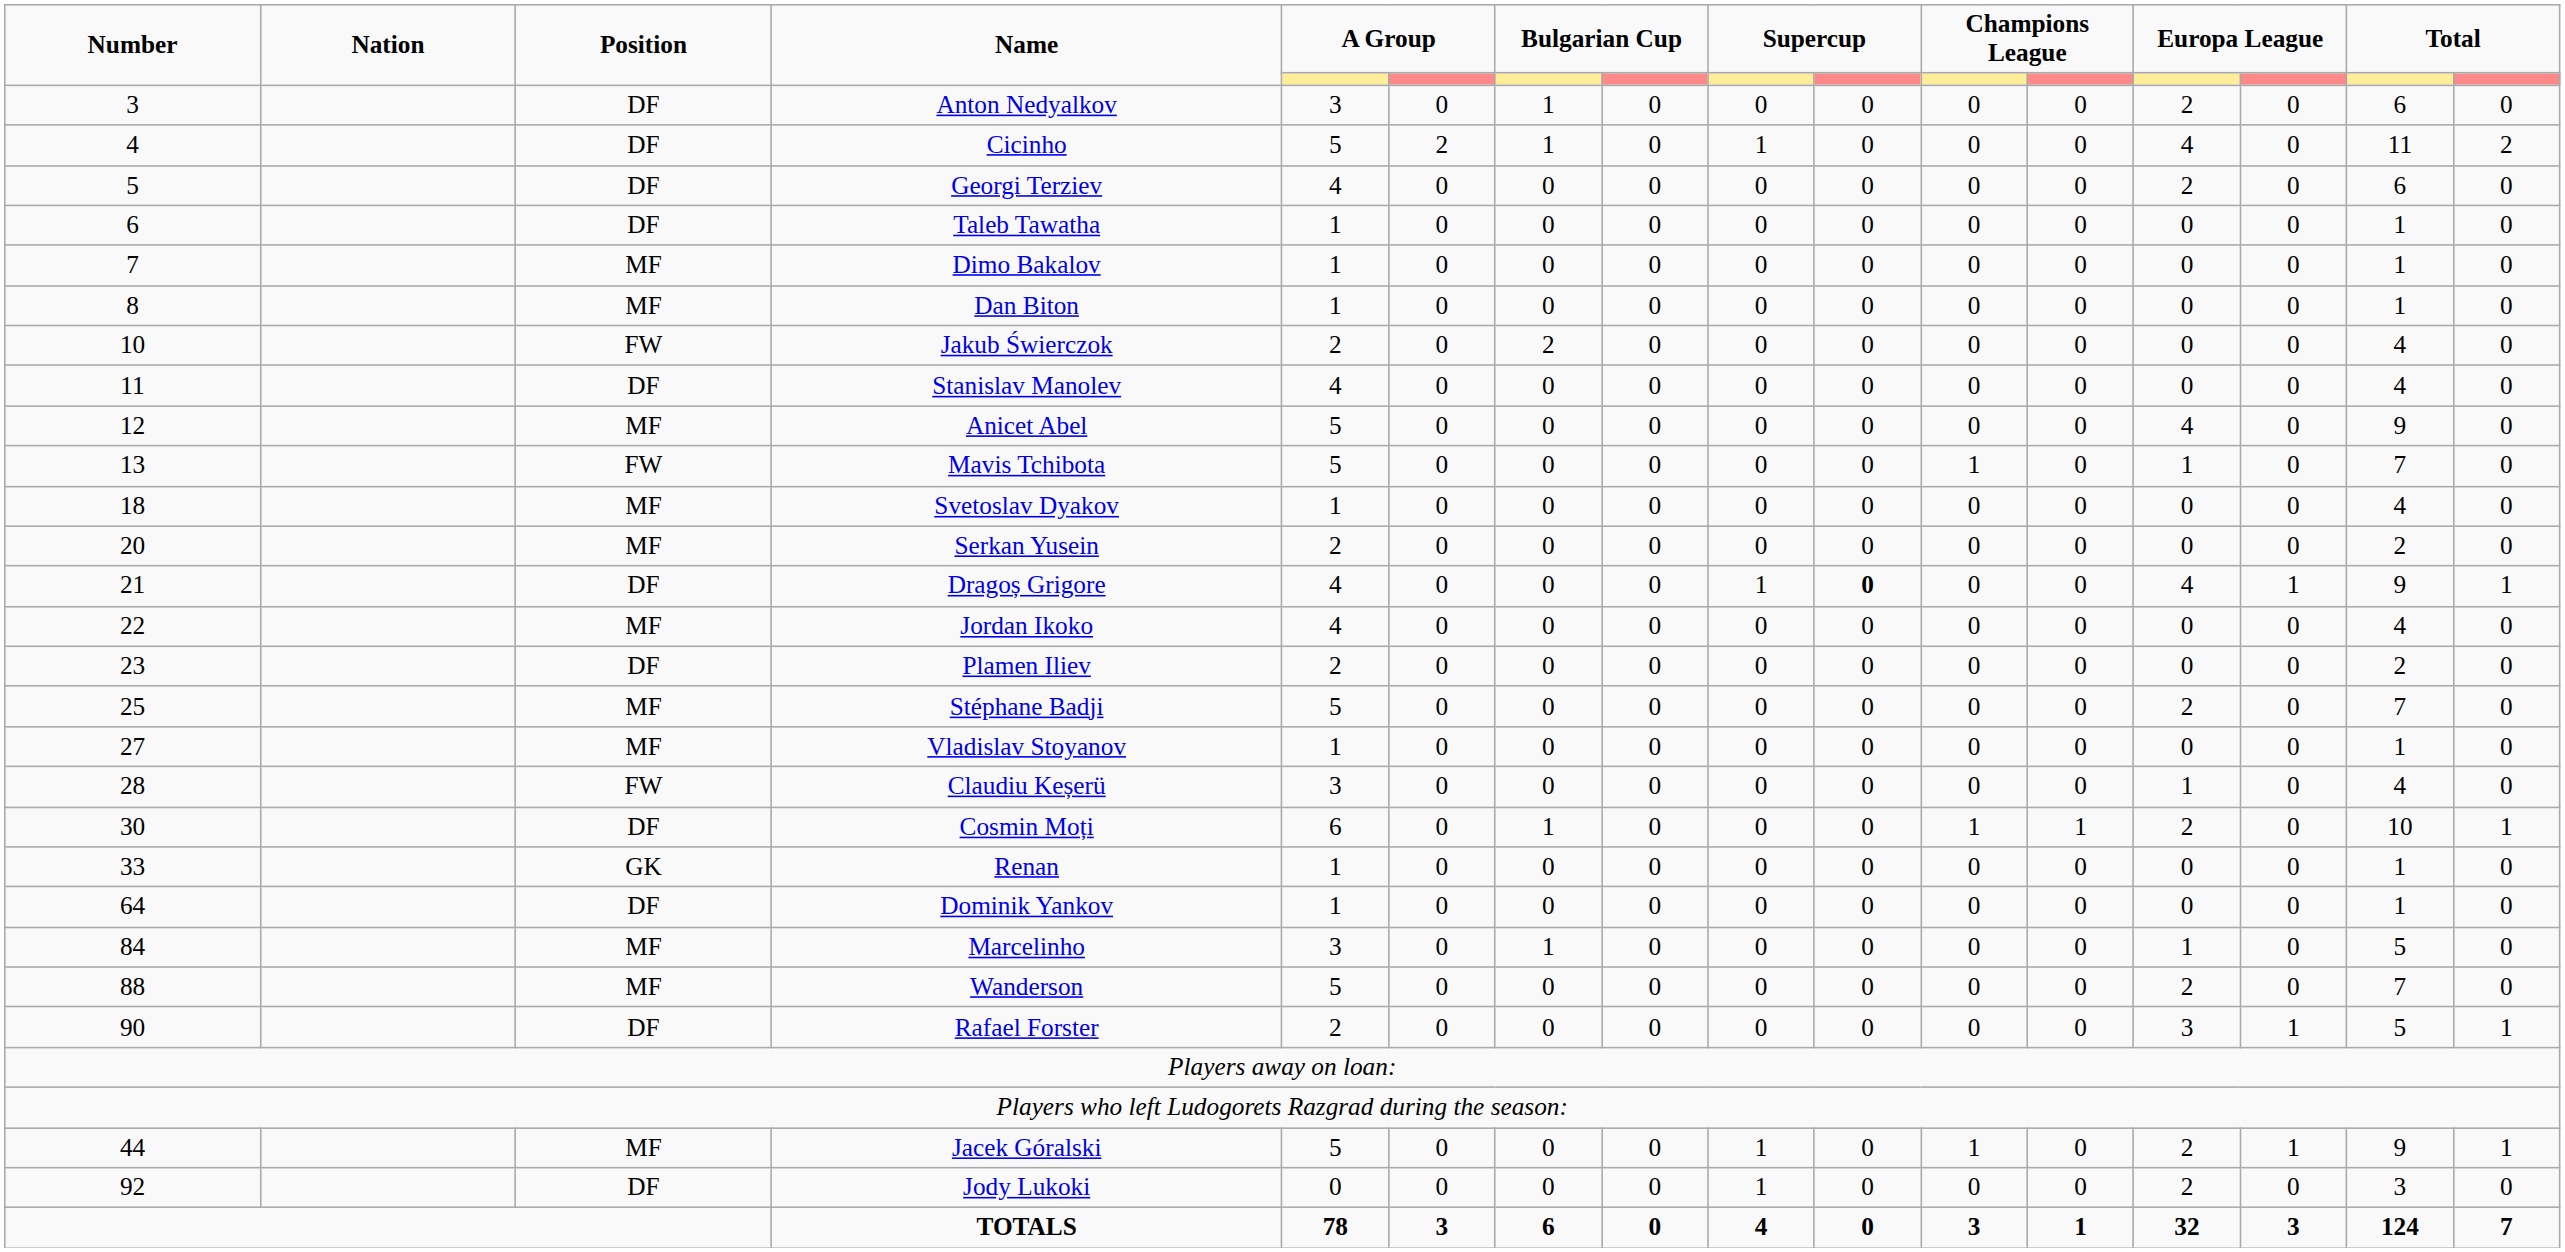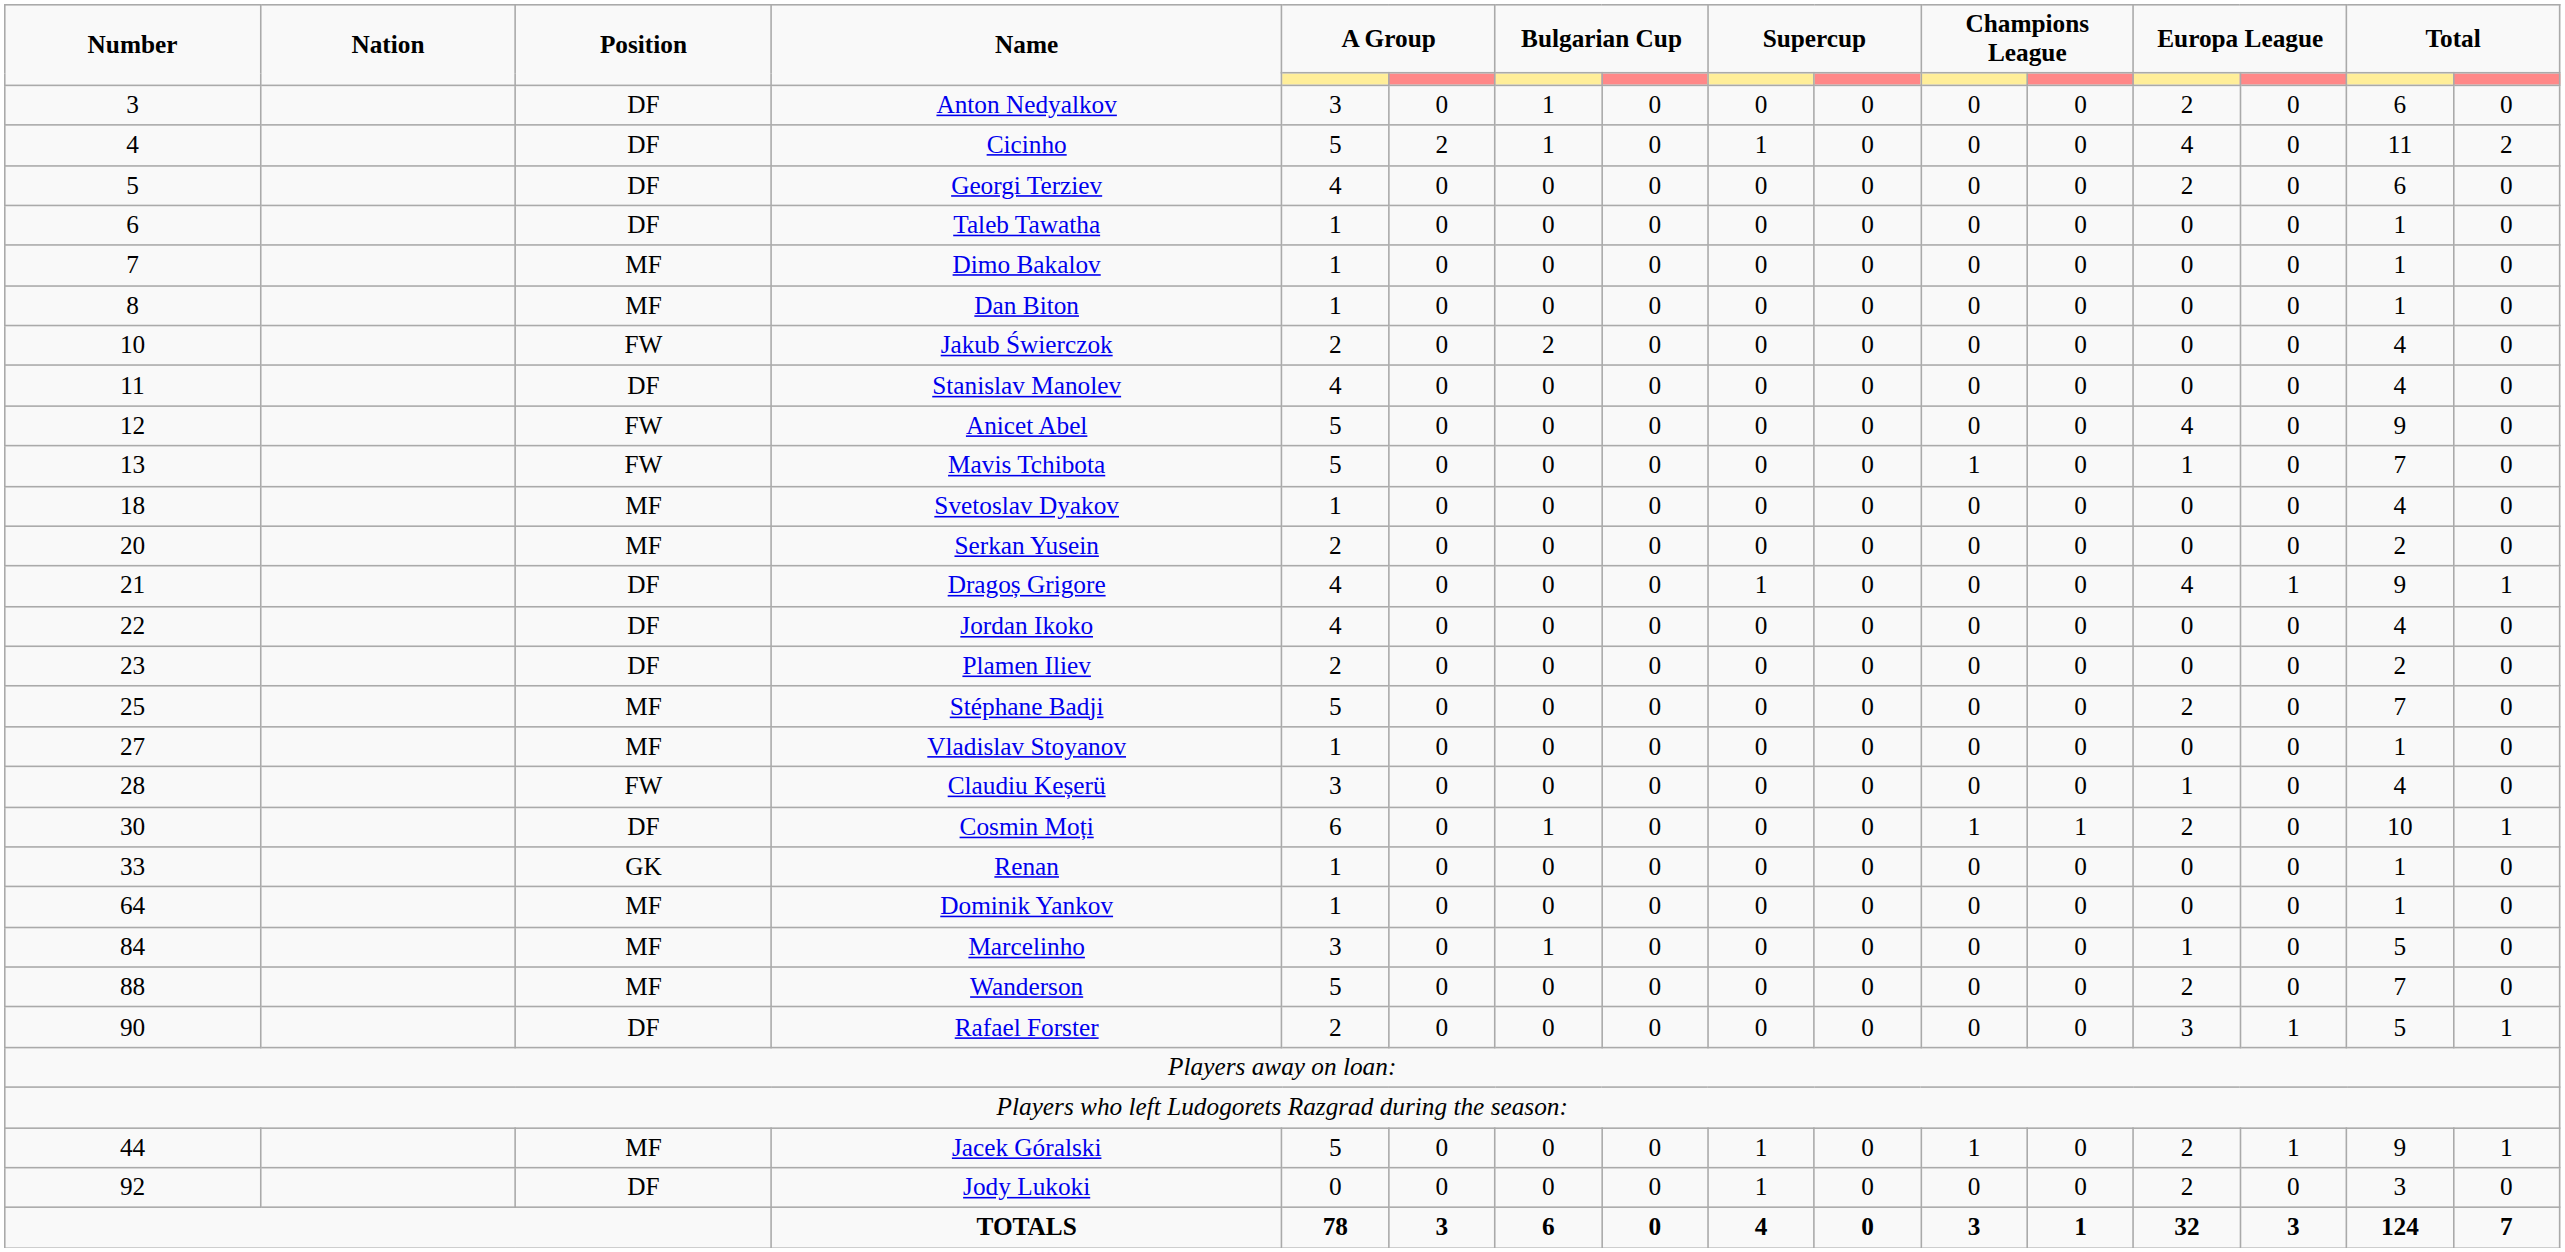(643, 425) MF -> (643, 425) FW
(1868, 585) bold -> (1868, 585) normal
(643, 625) MF -> (643, 625) DF
(643, 906) DF -> (643, 906) MF
